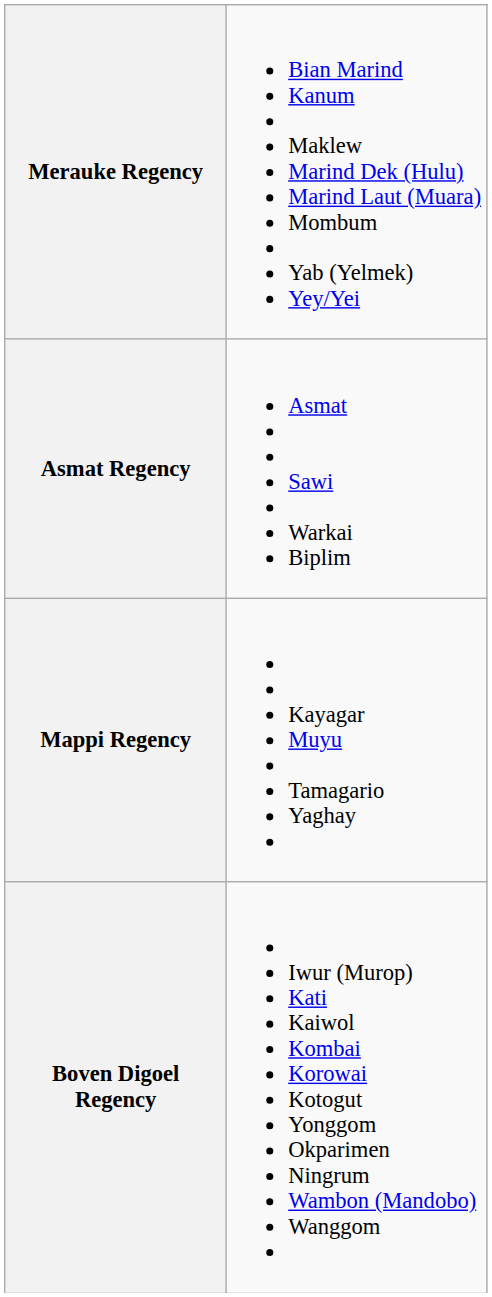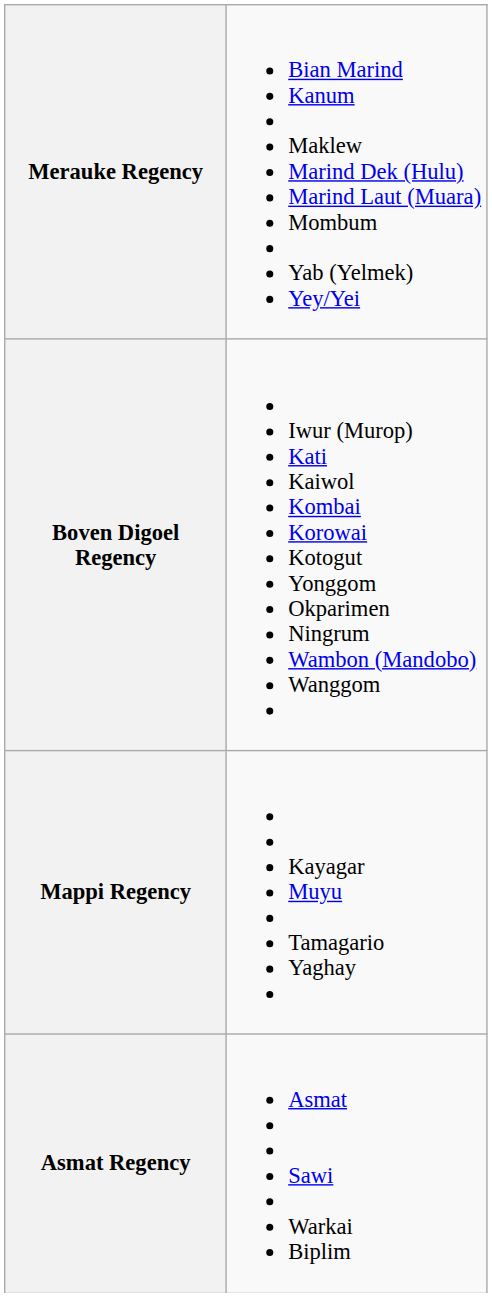rows swapped: (116, 468) <-> (116, 1087)
